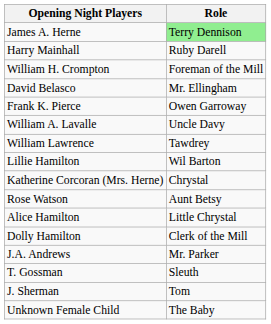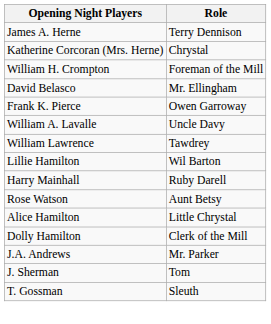(205, 32) lightgreen background -> (205, 32) no background
rows swapped: (43, 50) <-> (85, 180)
rows swapped: (33, 291) <-> (35, 273)
- row: (63, 310)
